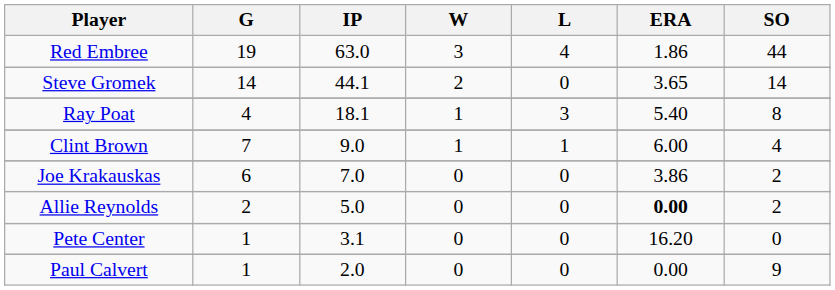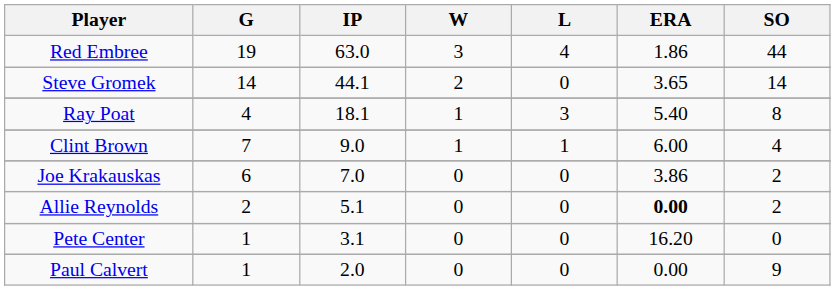(352, 207) 5.0 -> (352, 207) 5.1
